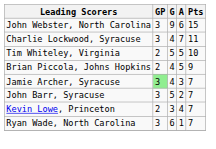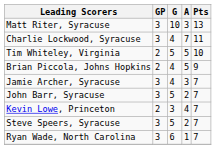- row: (79, 25)
+ row: (58, 25)
(158, 81) lightgreen background -> (158, 81) no background
+ row: (63, 123)
